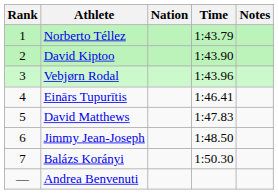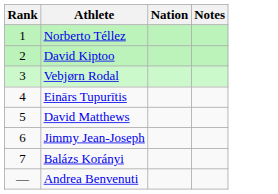- column: (214, 14)
